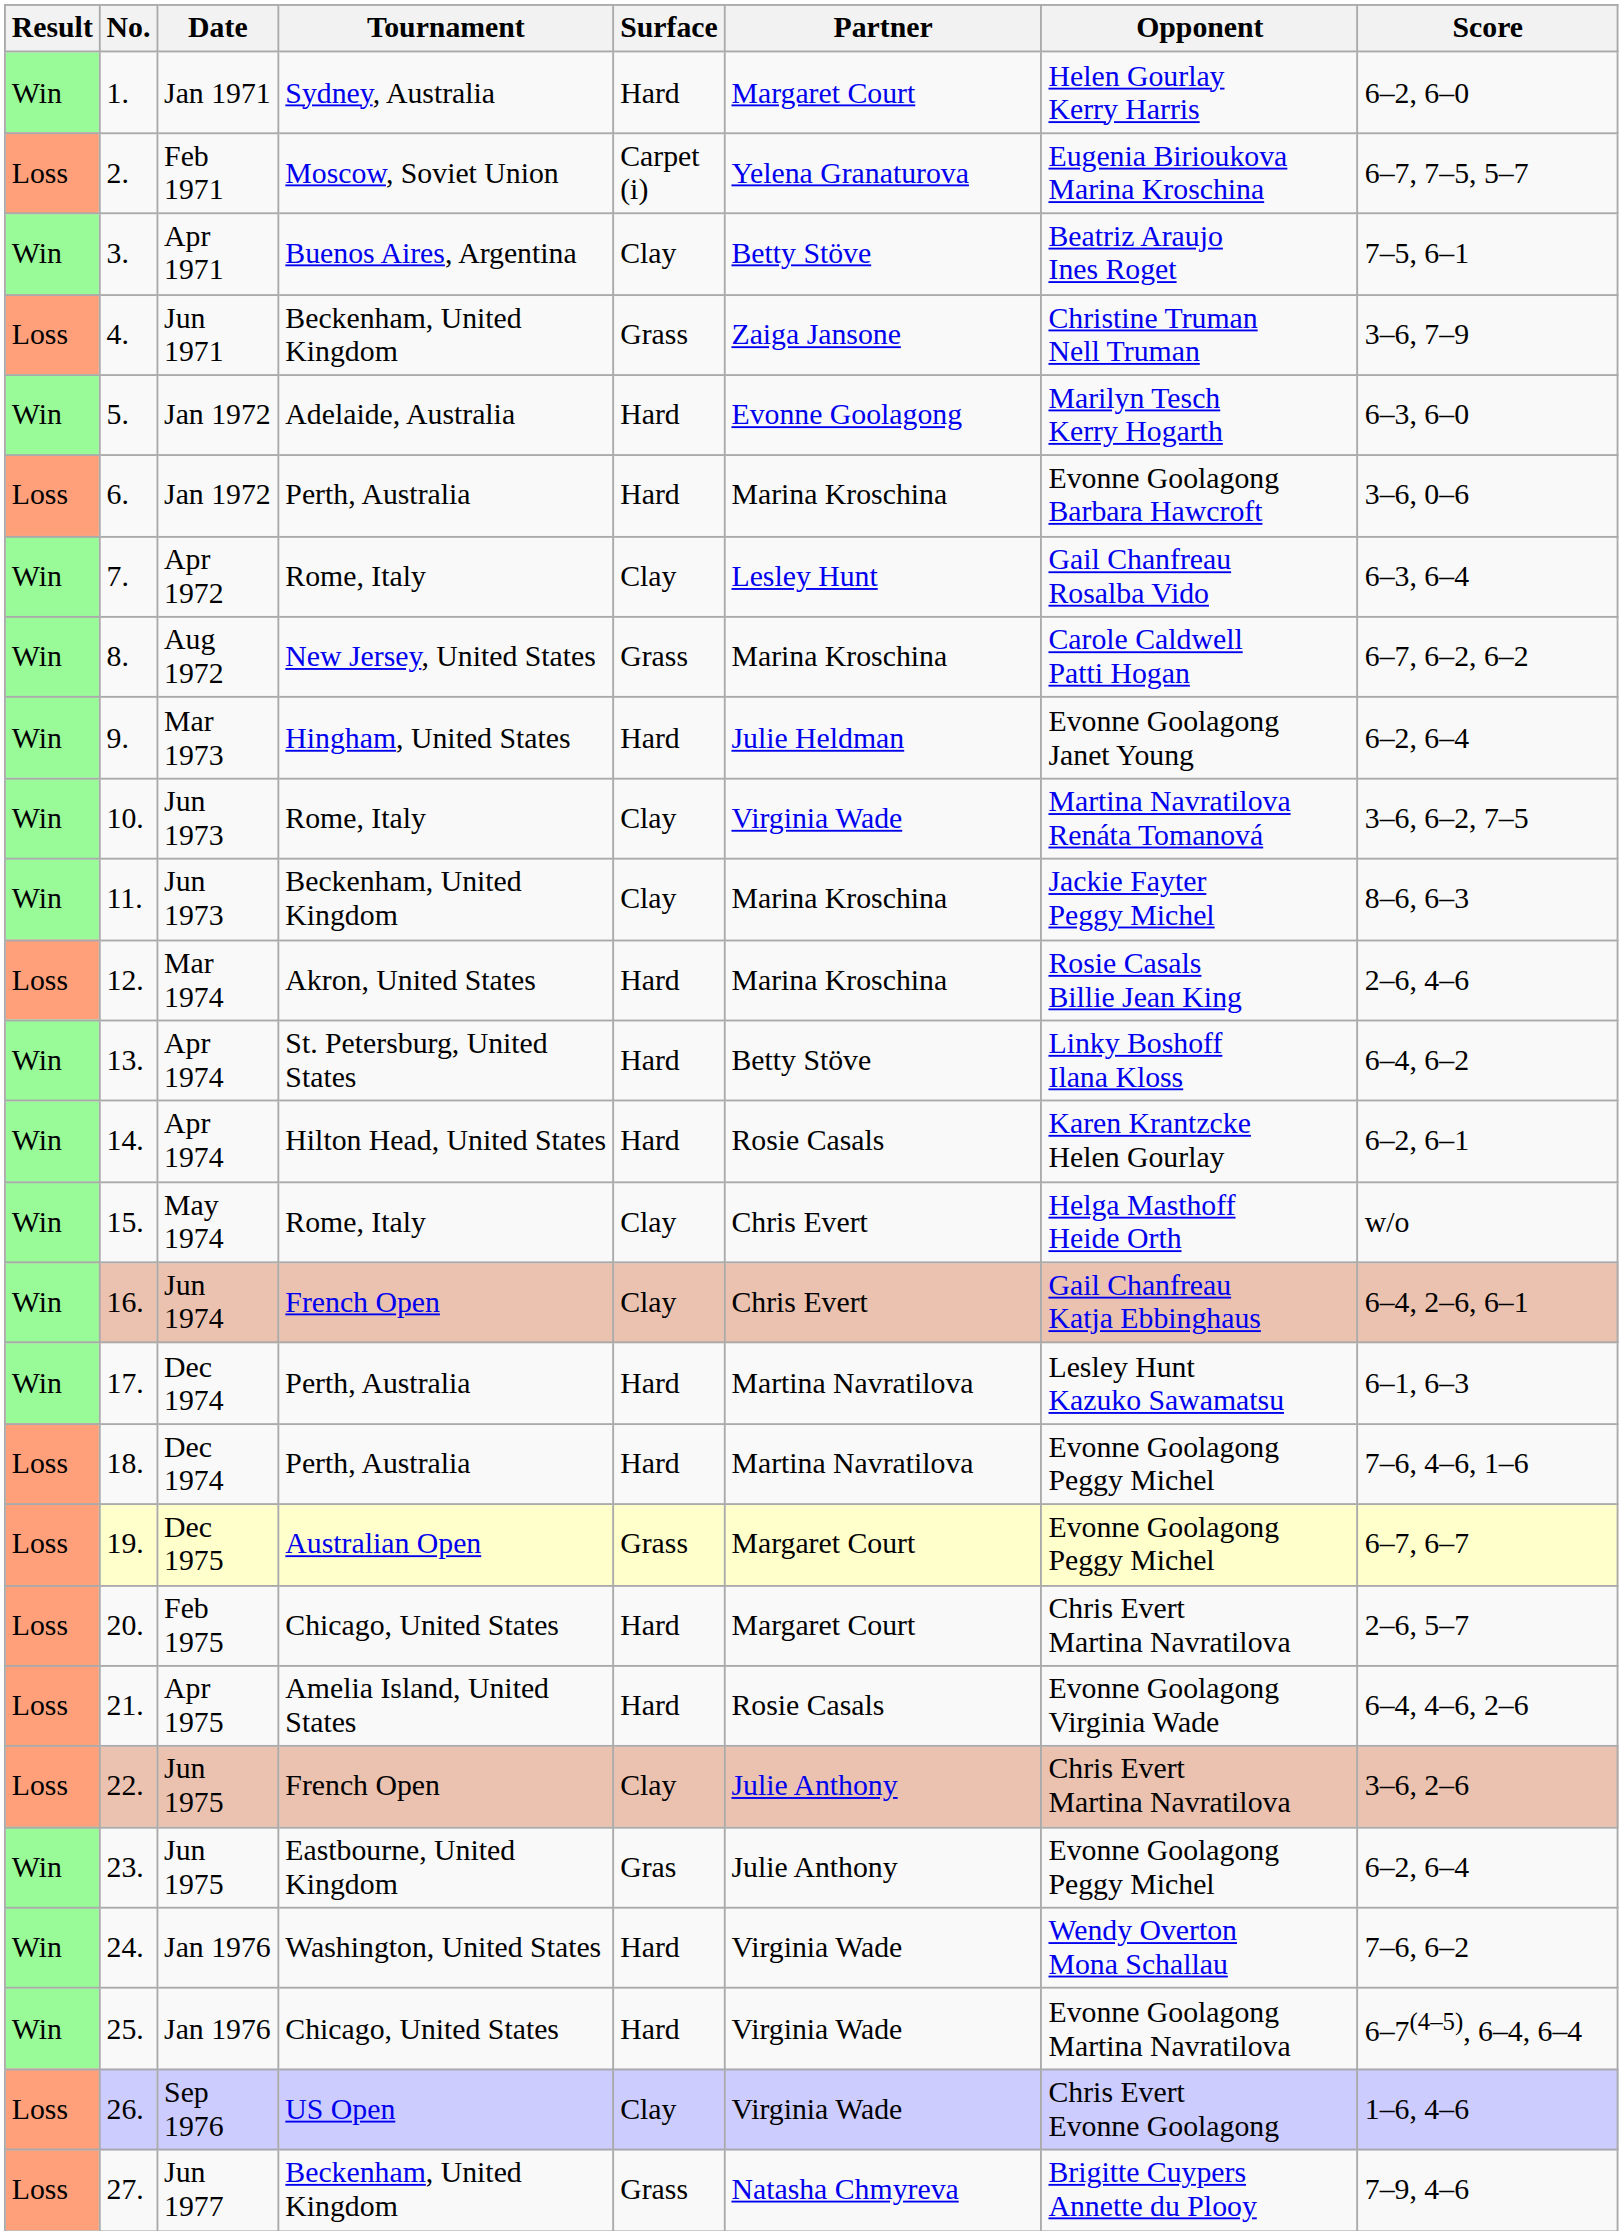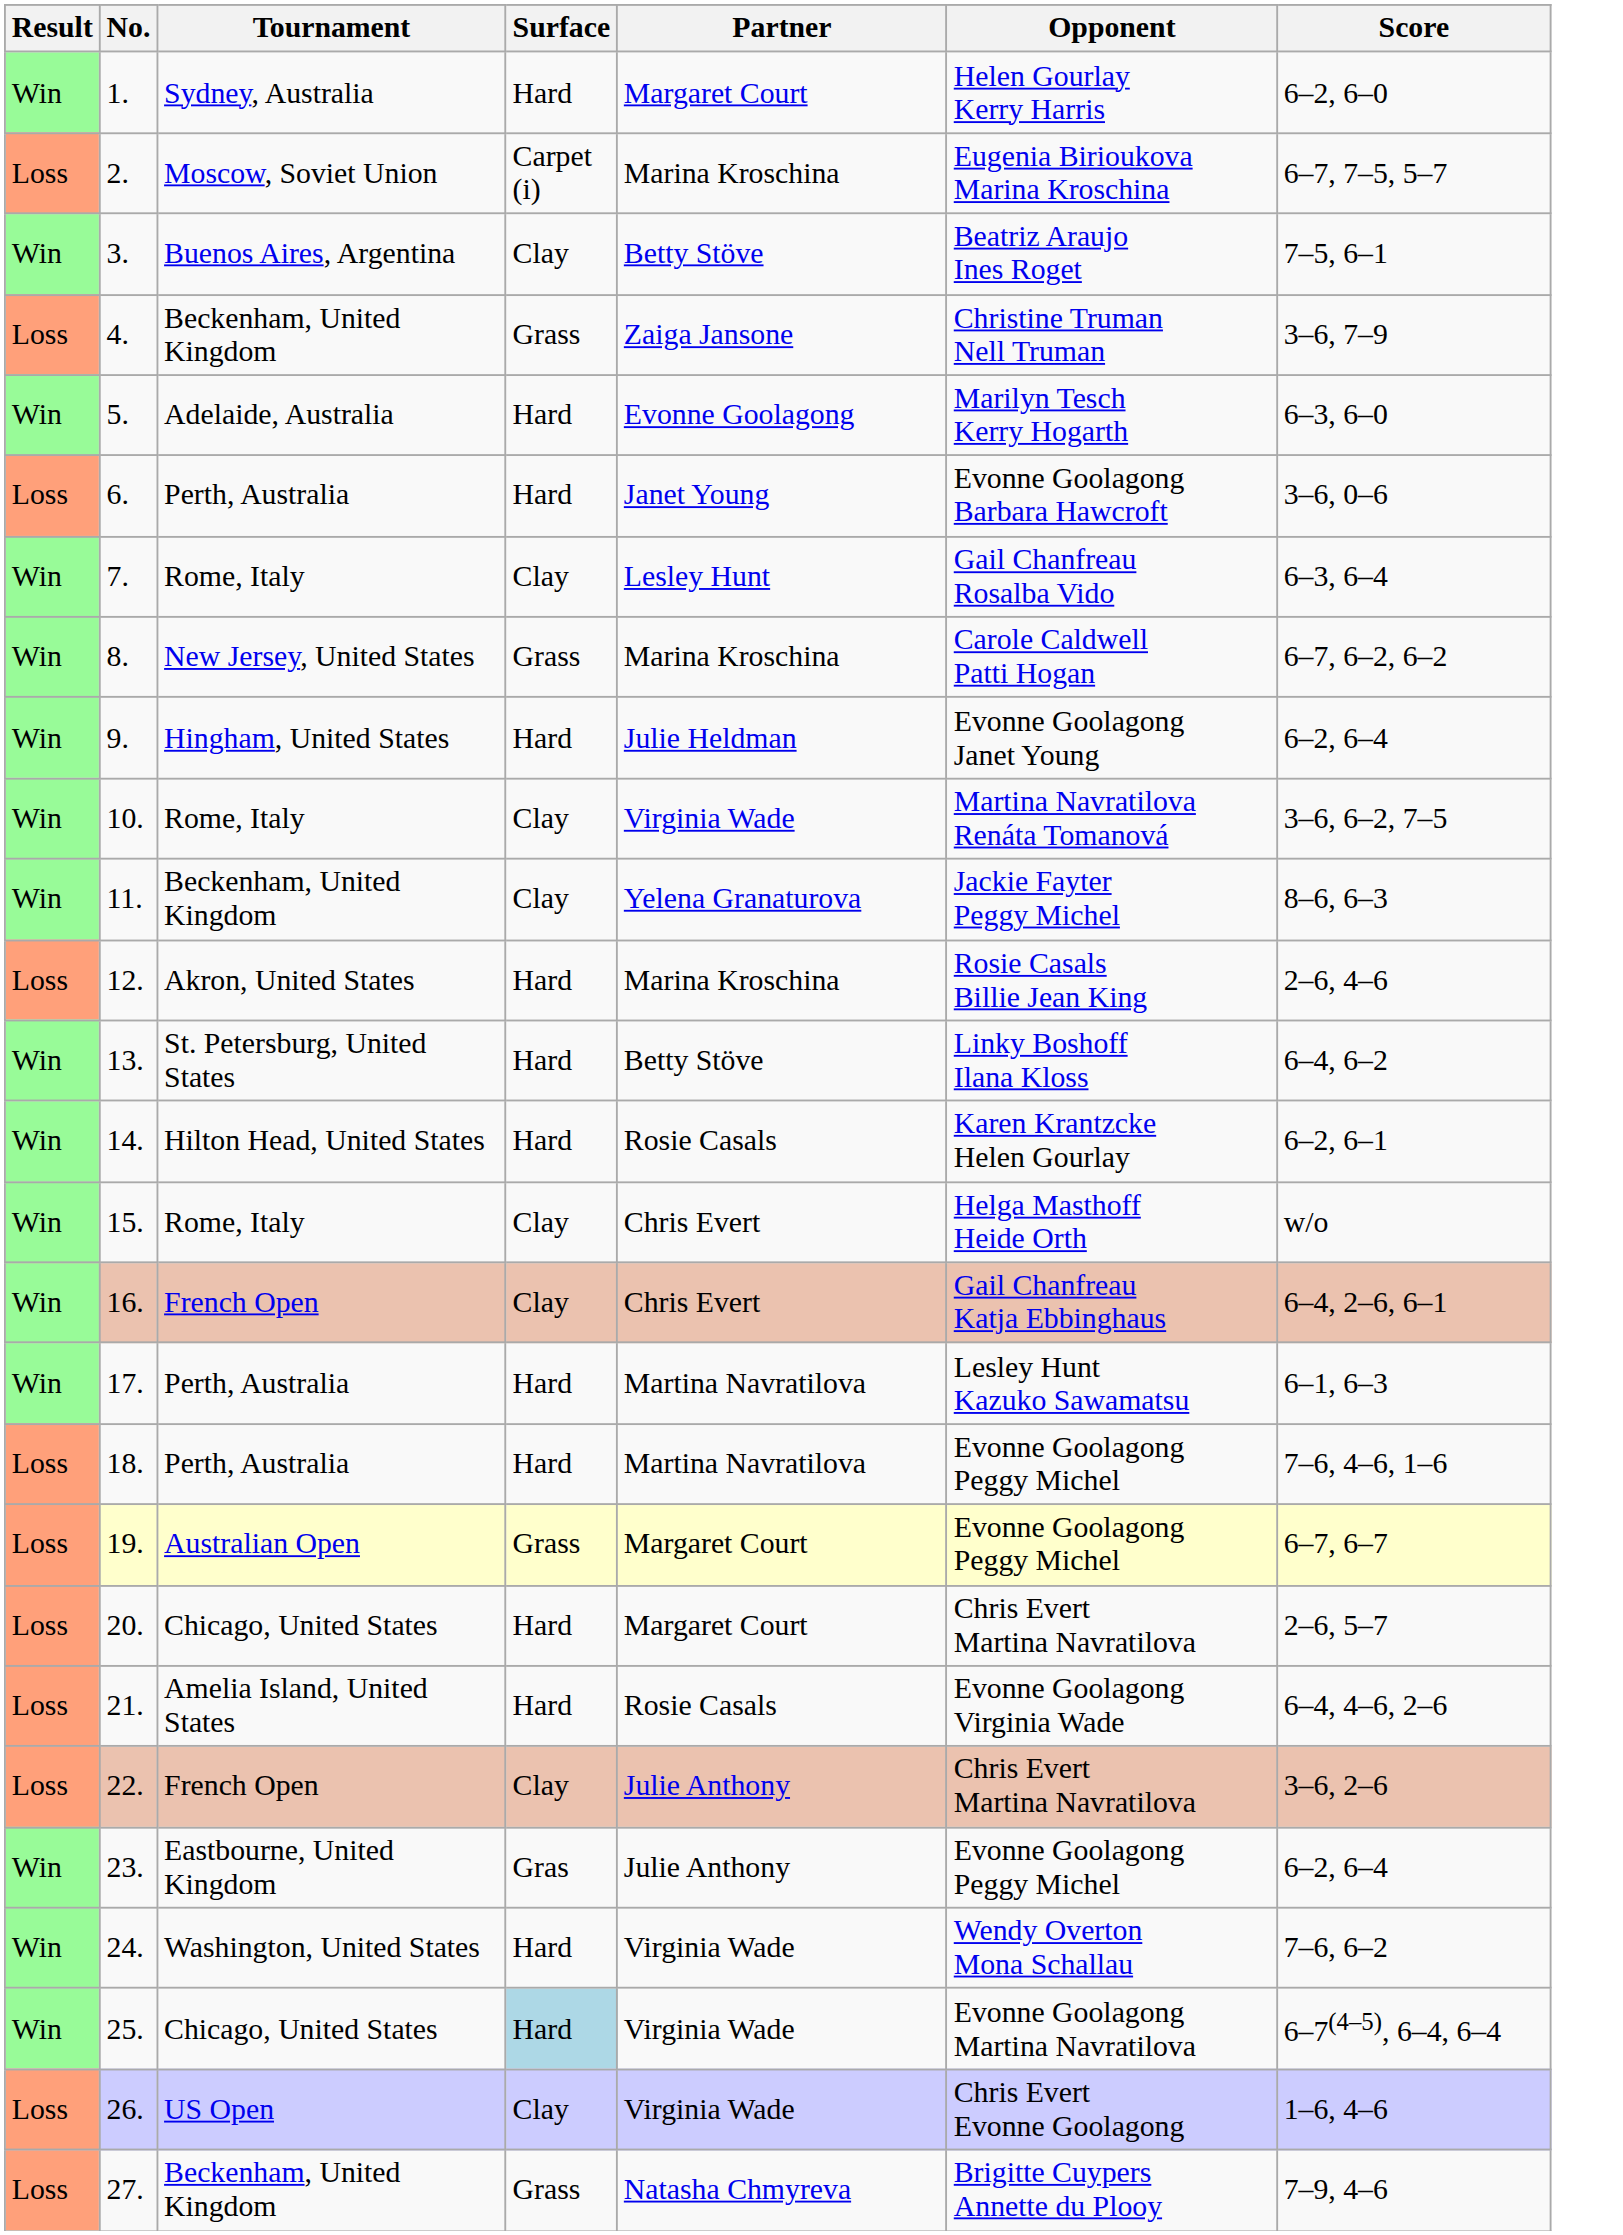- column: (218, 28)
(850, 172) Yelena Granaturova -> (732, 172) Marina Kroschina
(839, 495) Marina Kroschina -> (697, 495) Janet Young
(839, 898) Marina Kroschina -> (743, 898) Yelena Granaturova
(650, 2028) no background -> (542, 2028) lightblue background
